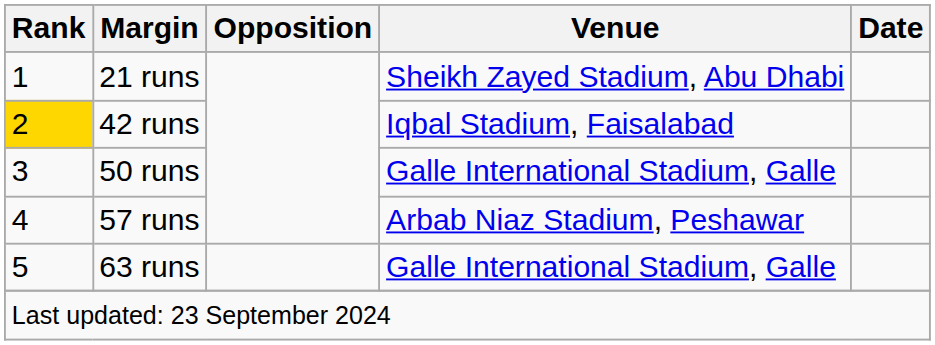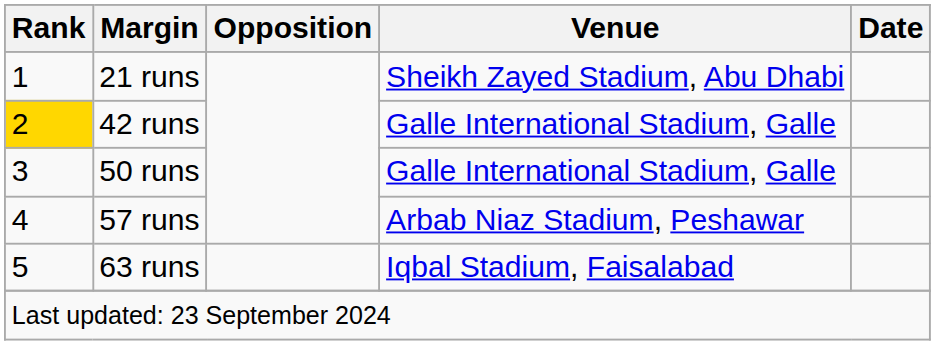(560, 123) Iqbal Stadium, Faisalabad -> (611, 123) Galle International Stadium, Galle
(611, 266) Galle International Stadium, Galle -> (560, 266) Iqbal Stadium, Faisalabad
